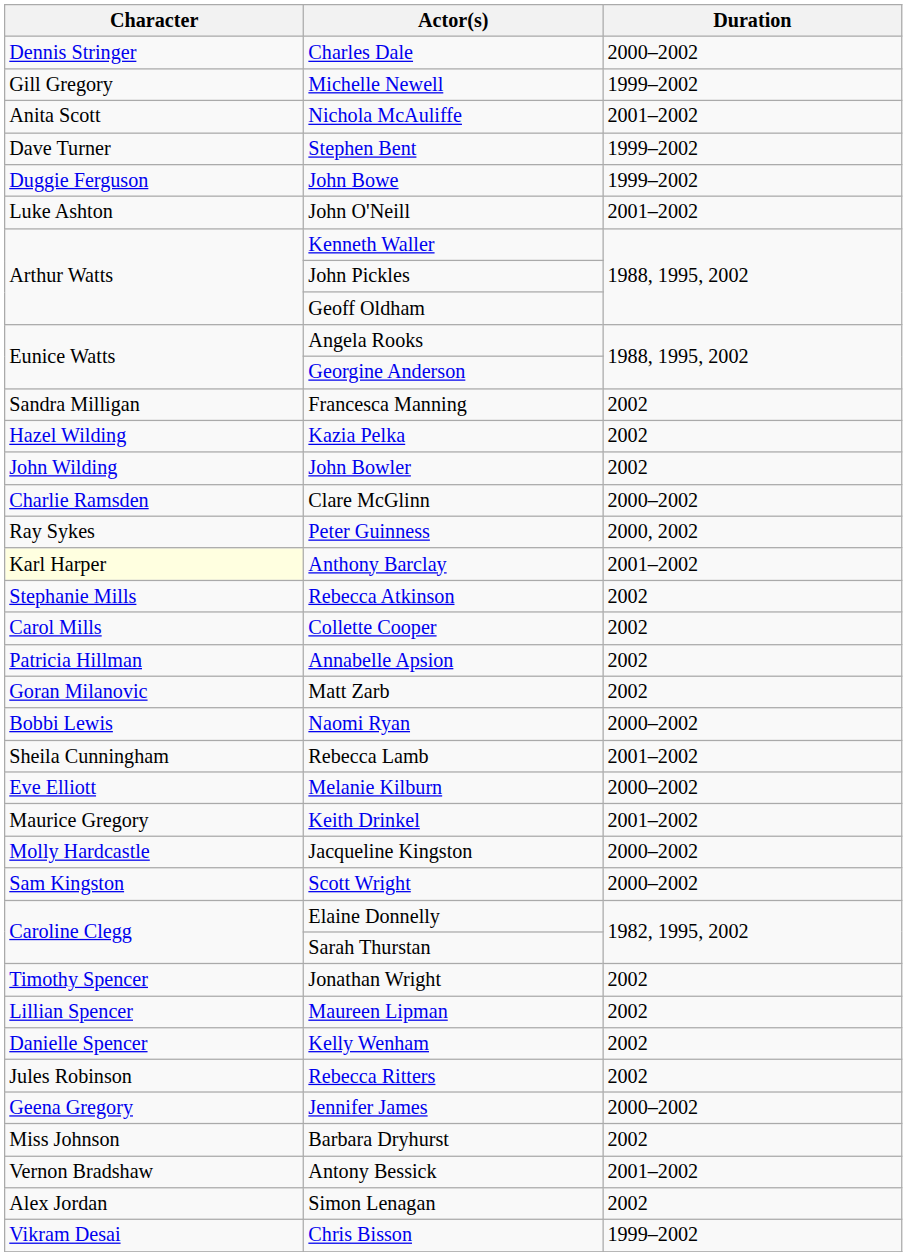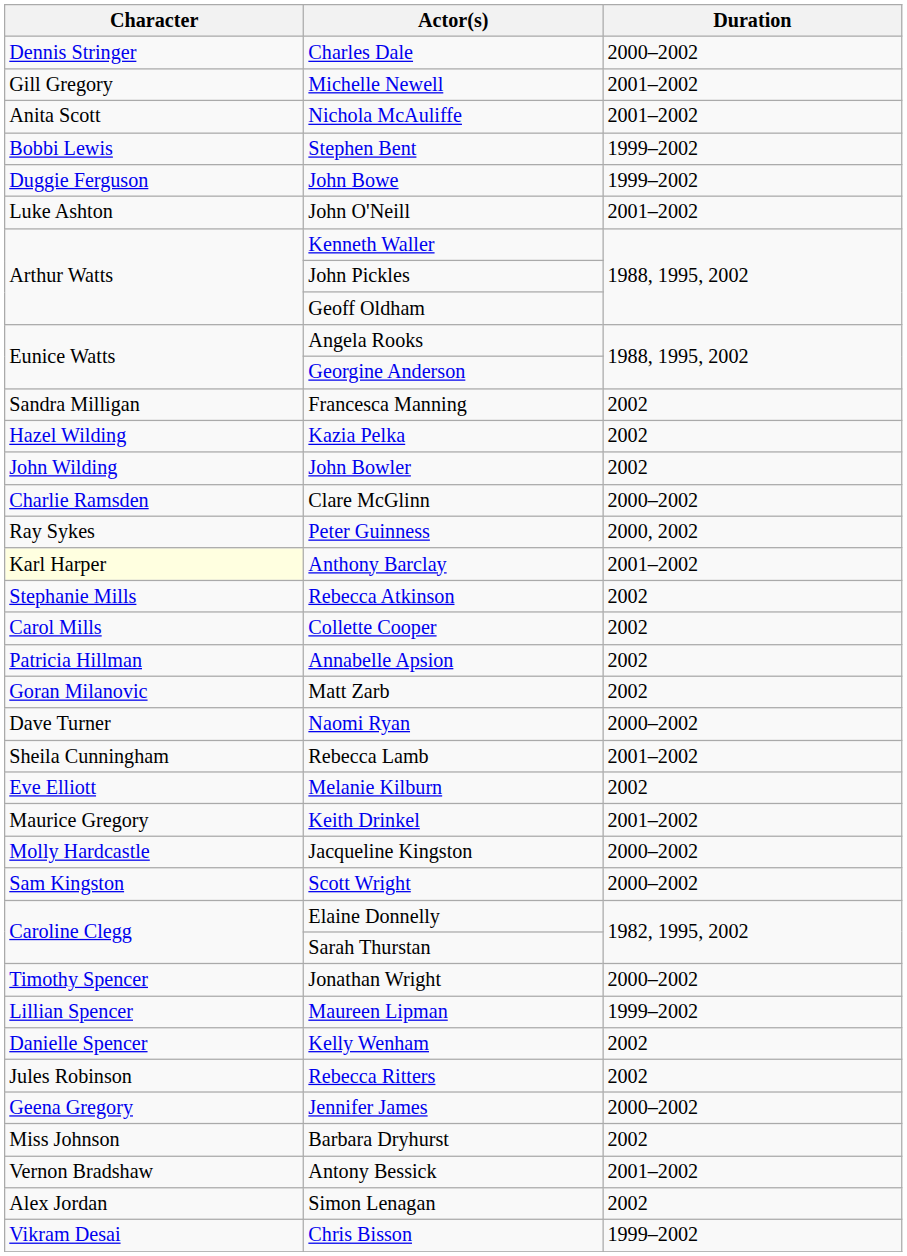(653, 84) 1999–2002 -> (653, 84) 2001–2002
(60, 148) Dave Turner -> (61, 148) Bobbi Lewis
(61, 723) Bobbi Lewis -> (60, 723) Dave Turner
(653, 787) 2000–2002 -> (628, 787) 2002
(628, 979) 2002 -> (653, 979) 2000–2002
(628, 1011) 2002 -> (653, 1011) 1999–2002
